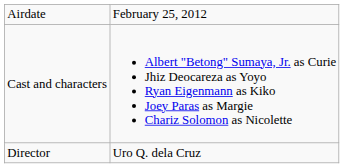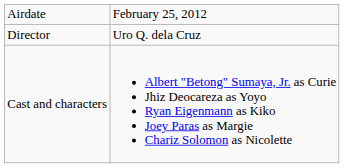rows swapped: (29, 152) <-> (57, 83)
